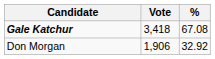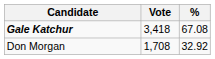(157, 46) 1,906 -> (157, 46) 1,708
